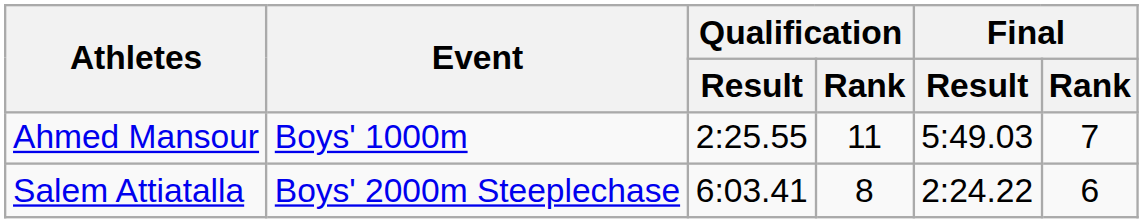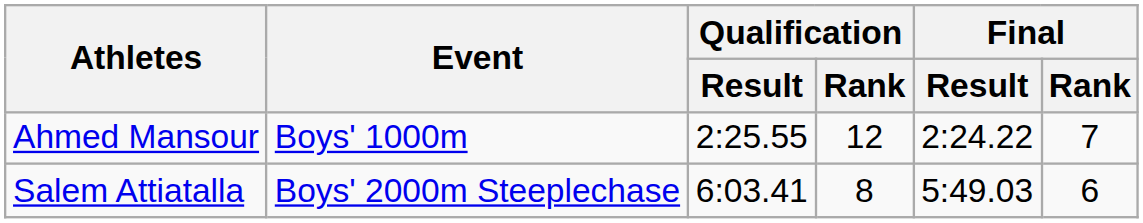(864, 138) 11 -> (864, 138) 12
(977, 138) 5:49.03 -> (977, 138) 2:24.22
(977, 191) 2:24.22 -> (977, 191) 5:49.03
